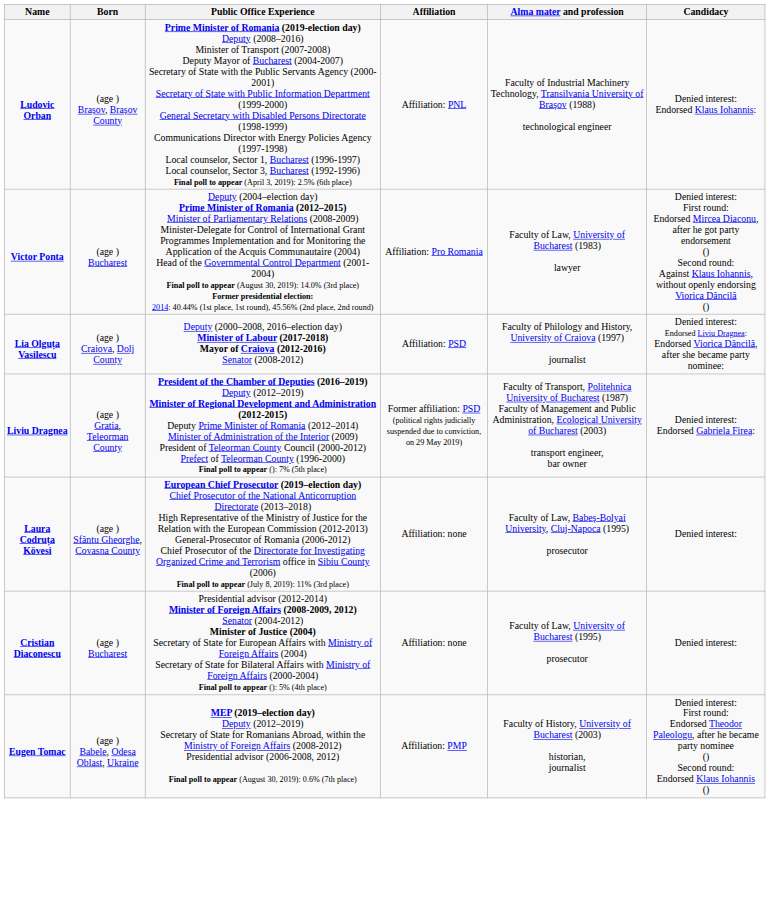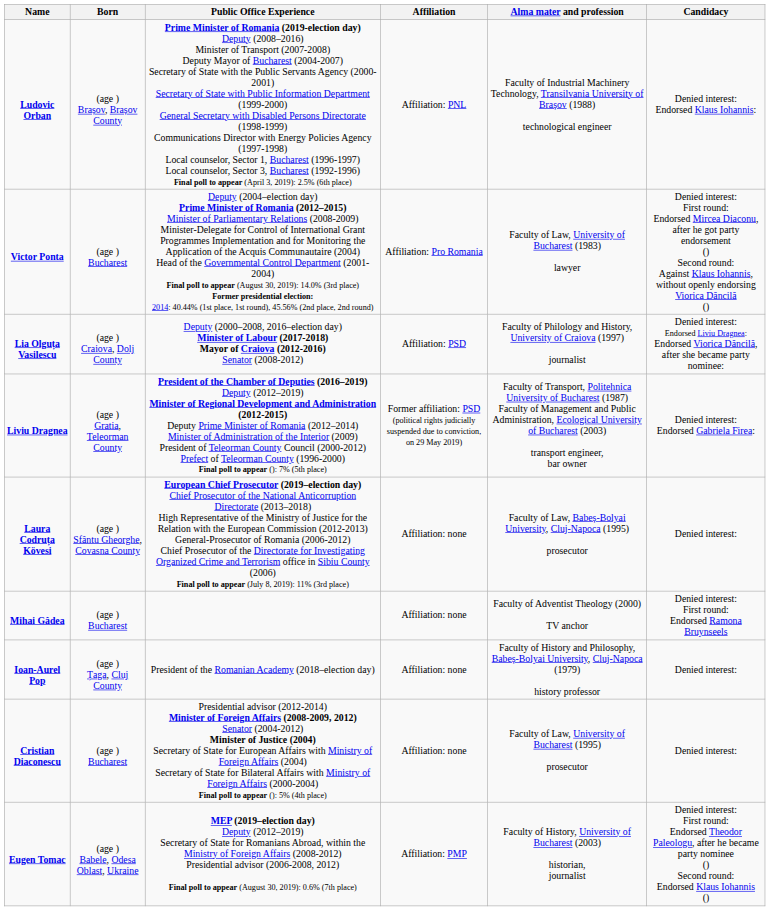+ row: (37, 621)
+ row: (37, 675)
